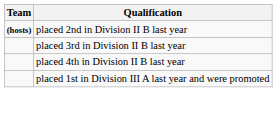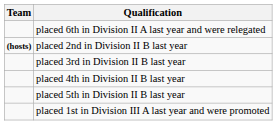+ row: (151, 29)
+ row: (110, 95)
